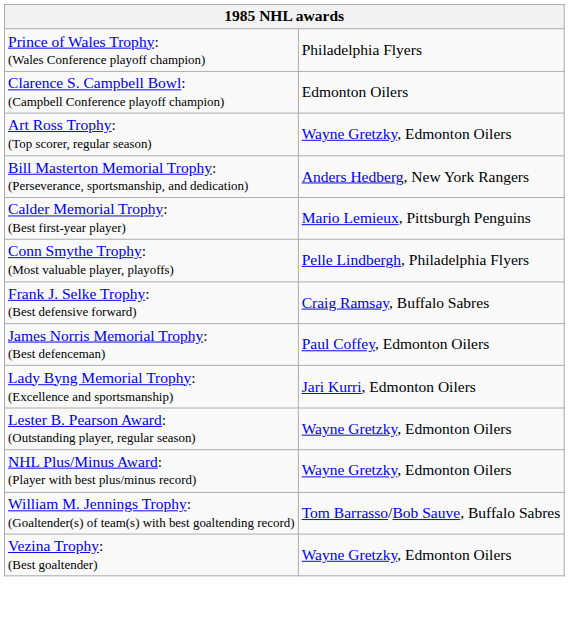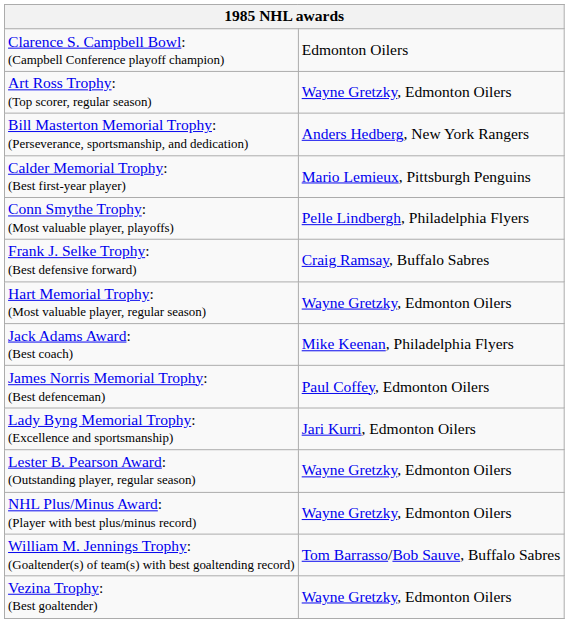- row: (107, 50)
+ row: (107, 302)
+ row: (69, 344)
